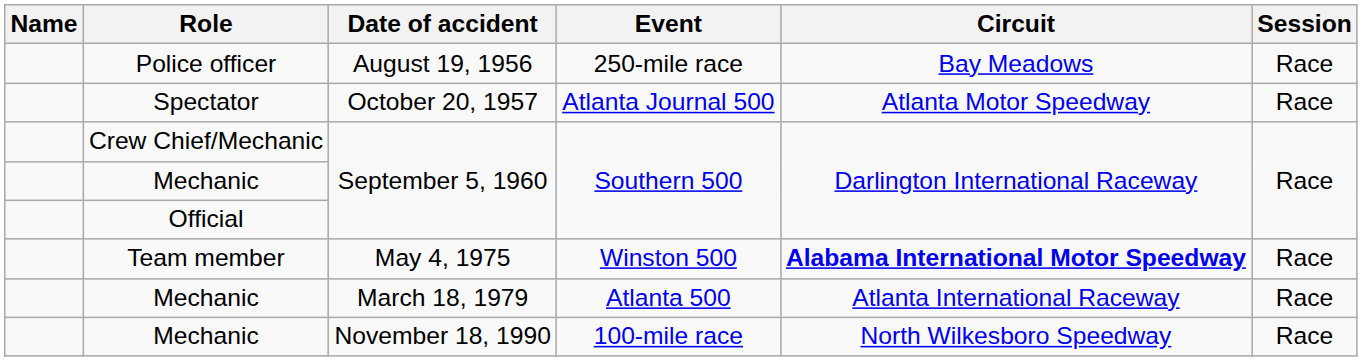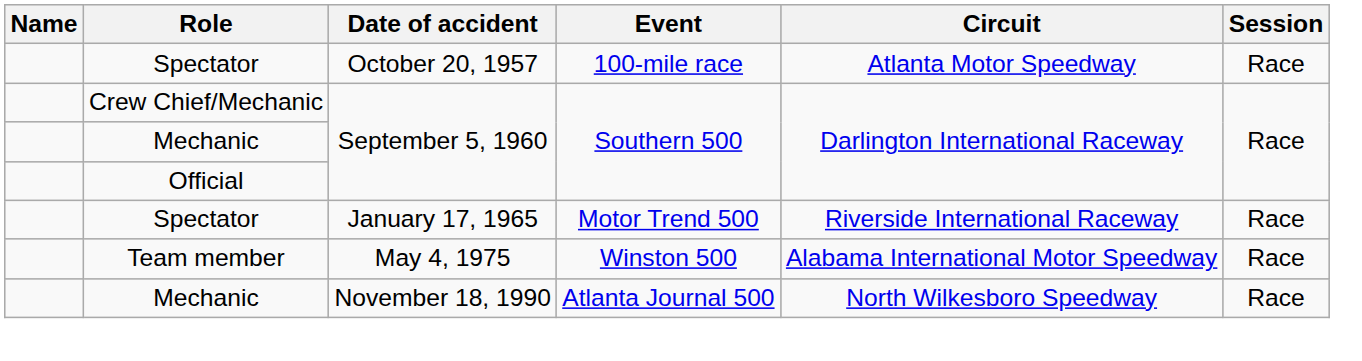- row: (206, 63)
(668, 102) Atlanta Journal 500 -> (668, 63) 100-mile race
+ row: (206, 219)
(1016, 258) bold -> (1002, 258) normal
- row: (206, 297)
(668, 336) 100-mile race -> (668, 297) Atlanta Journal 500
